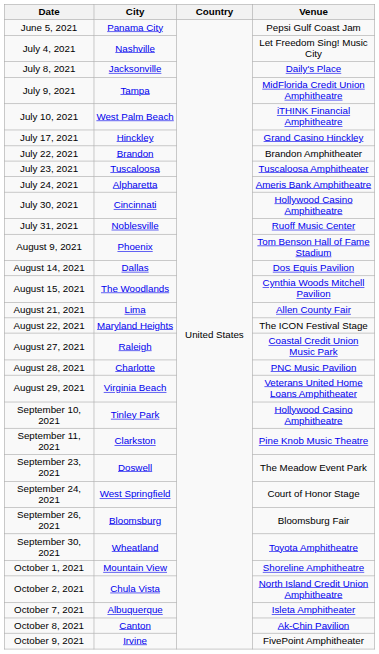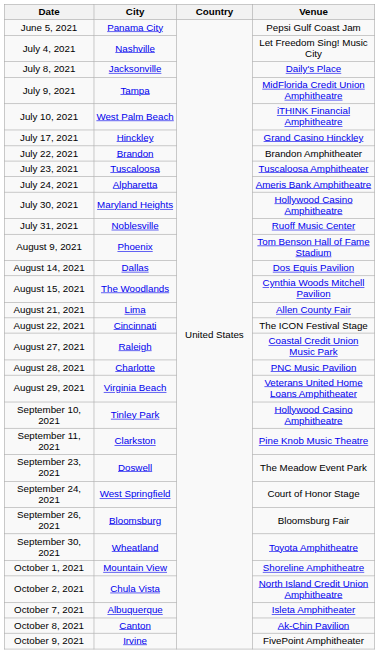(135, 205) Cincinnati -> (135, 205) Maryland Heights
(135, 325) Maryland Heights -> (135, 325) Cincinnati
